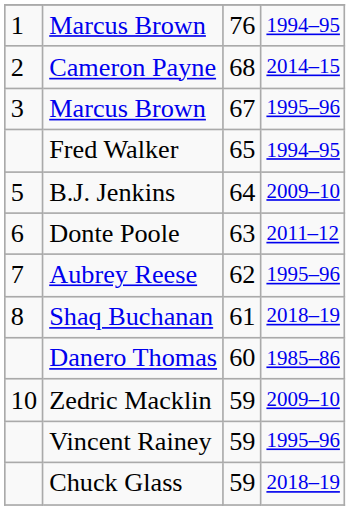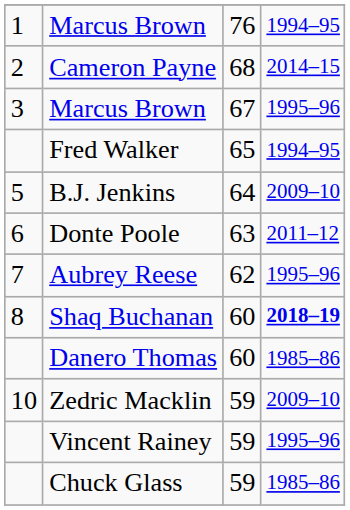(242, 316) 61 -> (242, 316) 60
(303, 316) normal -> (303, 316) bold
(303, 483) 2018–19 -> (303, 483) 1985–86
